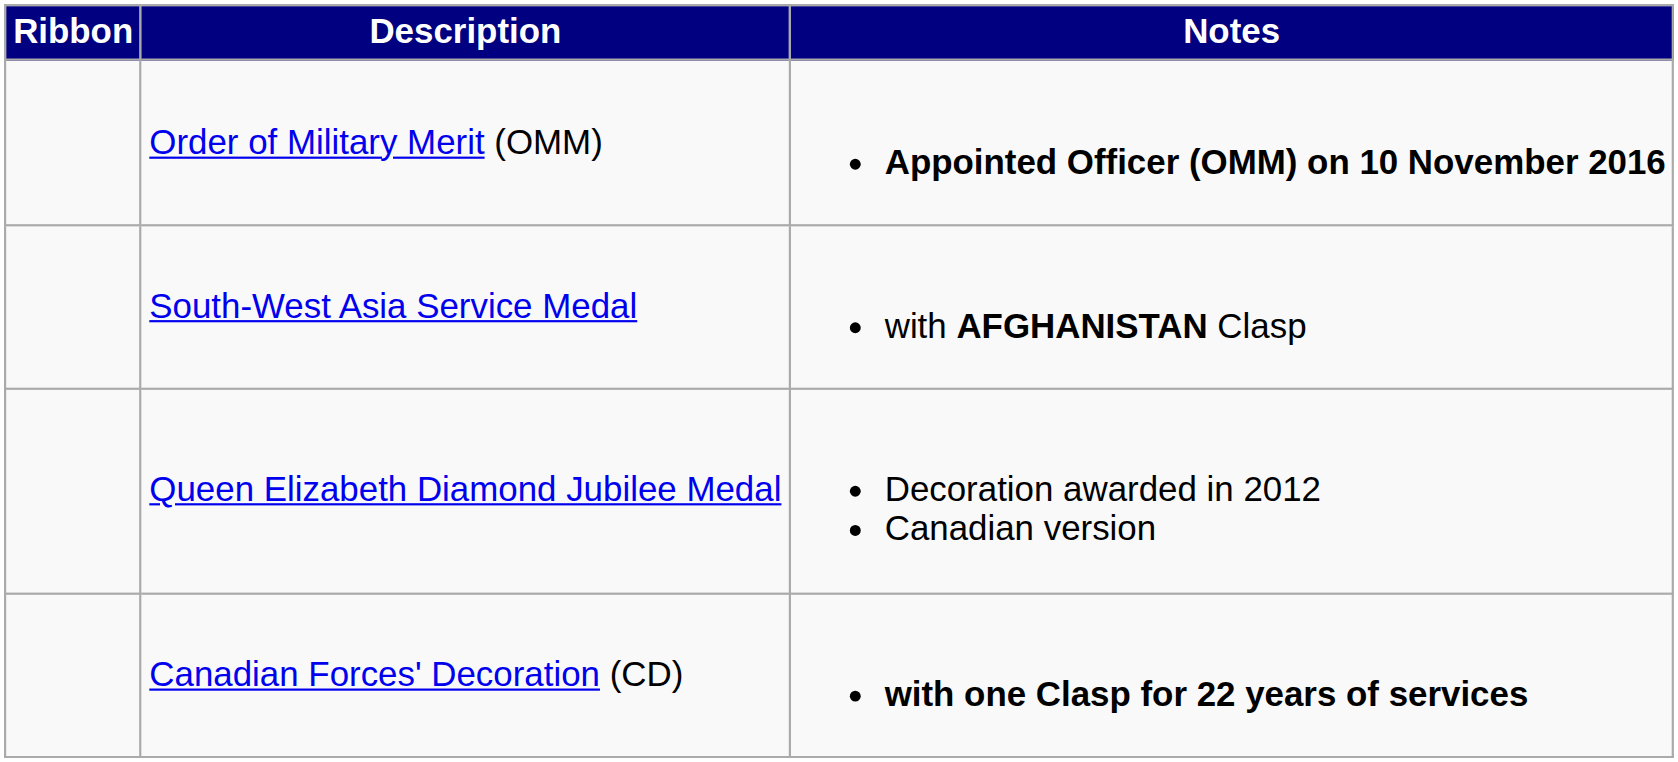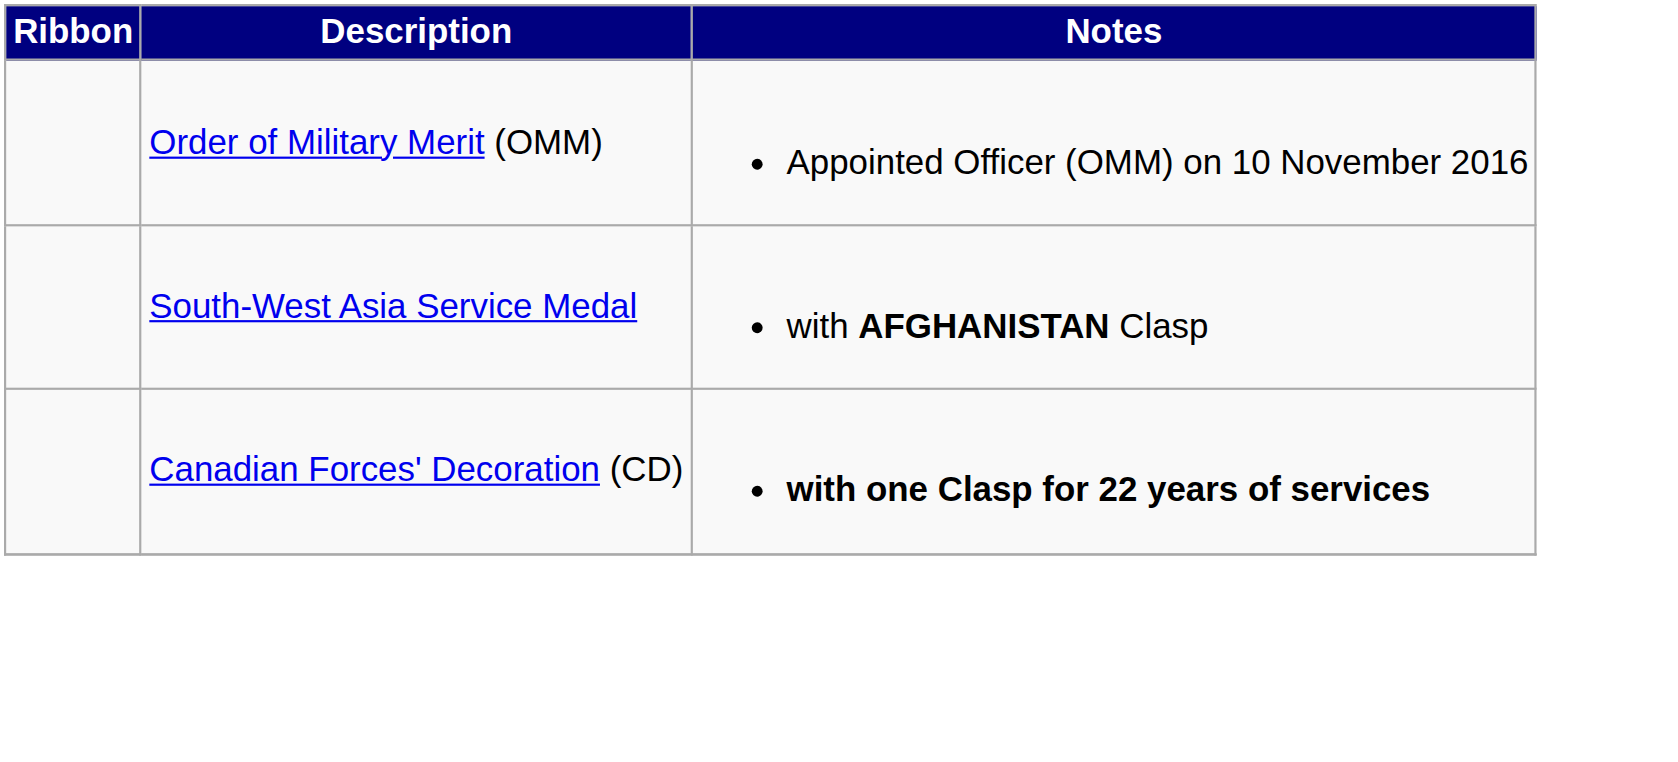(1232, 162) bold -> (1114, 162) normal
- row: (465, 490)
